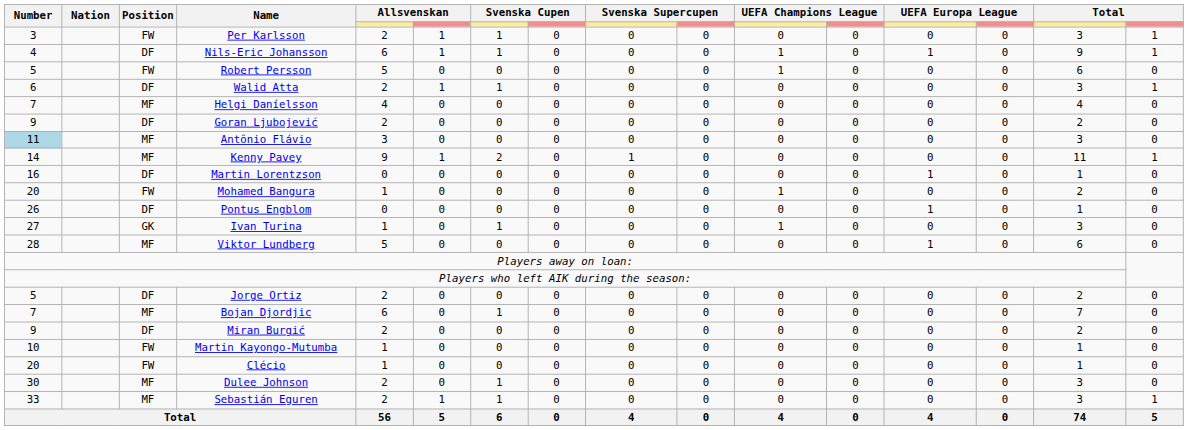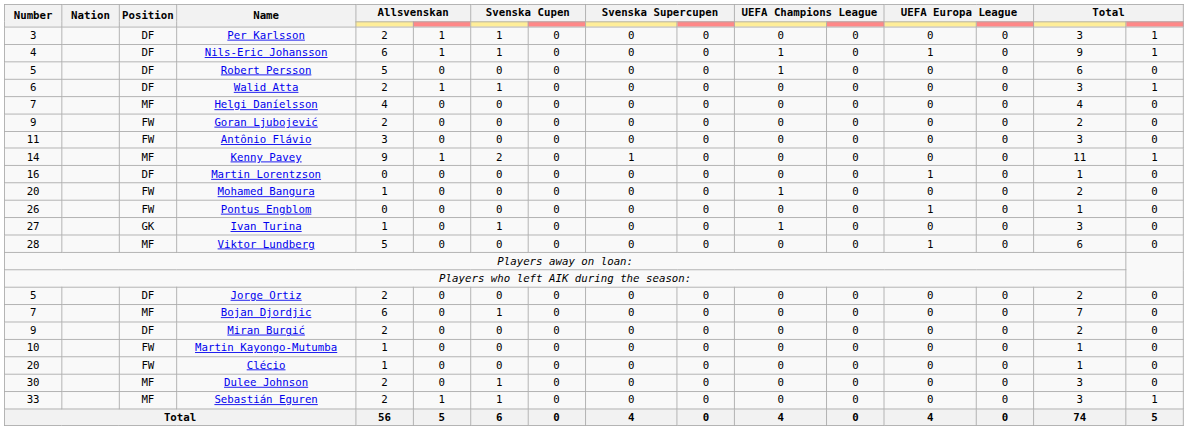(148, 36) FW -> (148, 36) DF
(148, 71) FW -> (148, 71) DF
(148, 123) DF -> (148, 123) FW
(33, 140) lightblue background -> (33, 140) no background
(148, 140) MF -> (148, 140) FW
(148, 209) DF -> (148, 209) FW
